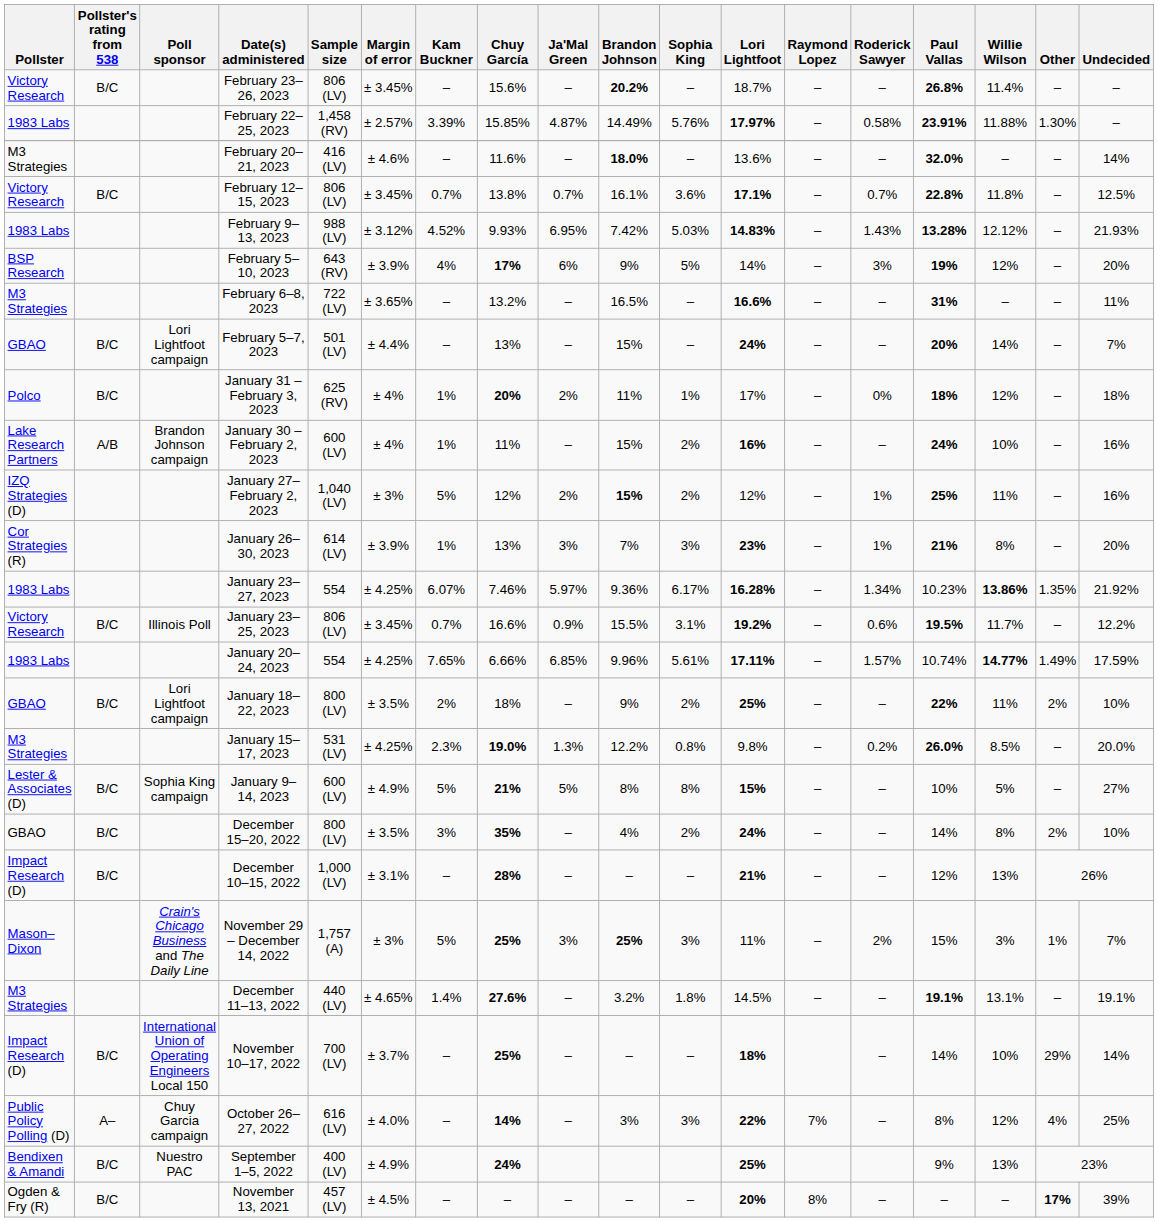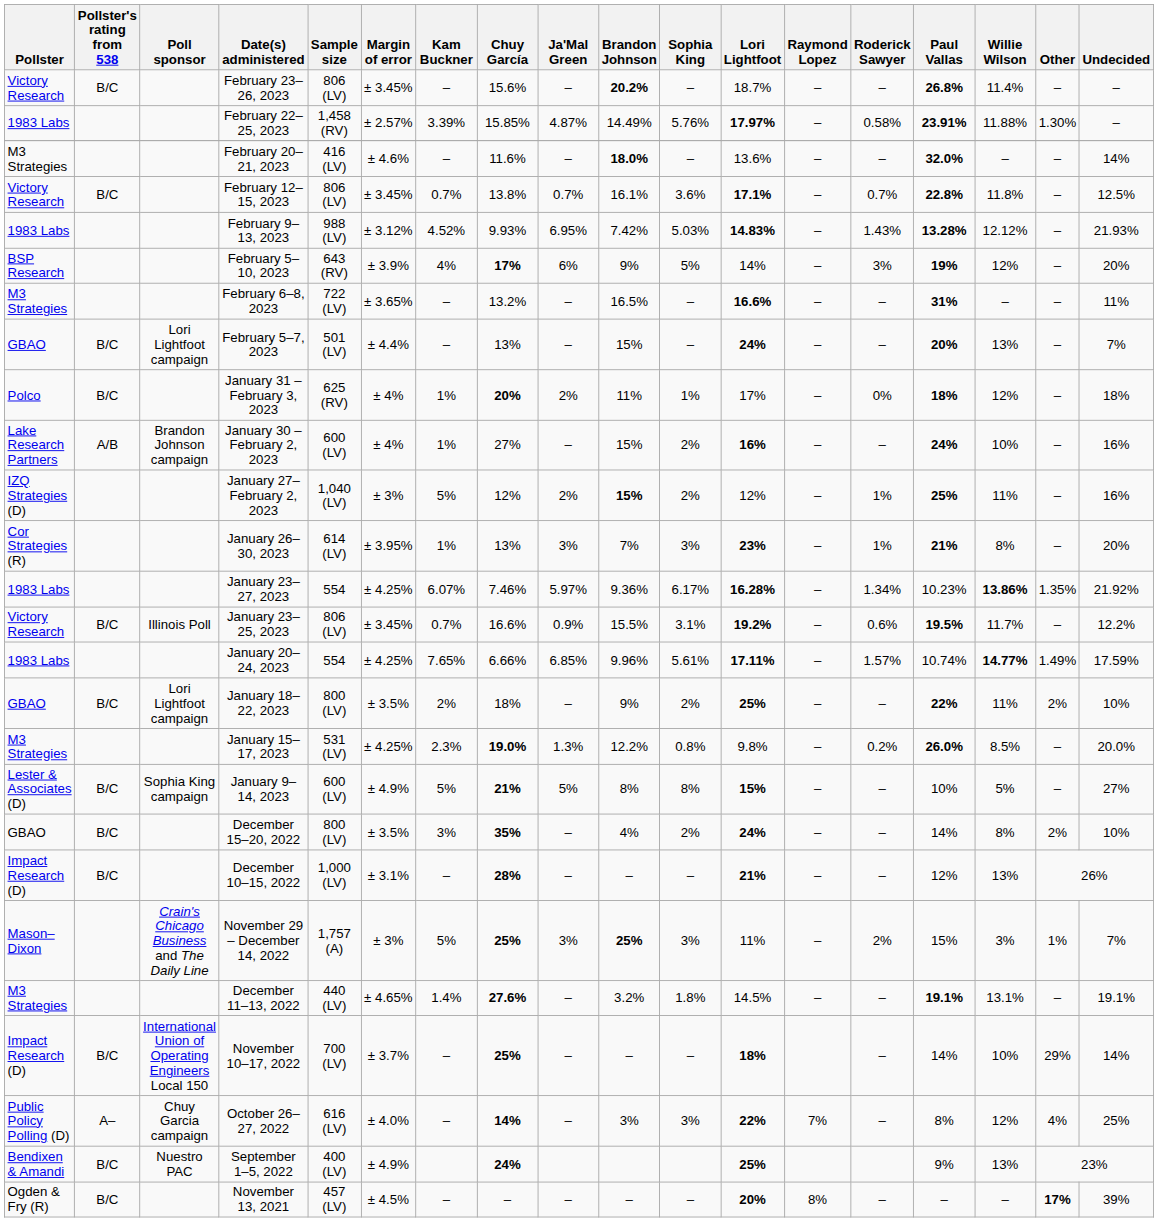(1005, 345) 14% -> (1005, 345) 13%
(507, 445) 11% -> (507, 445) 27%
(388, 546) ± 3.9% -> (388, 546) ± 3.95%
